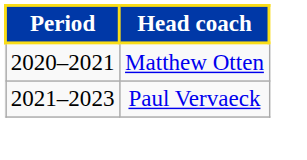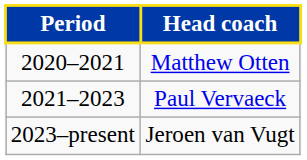+ row: (220, 135)
